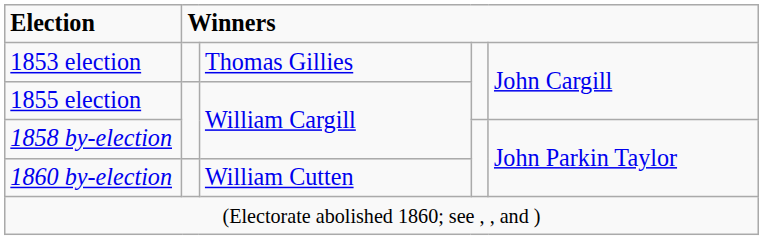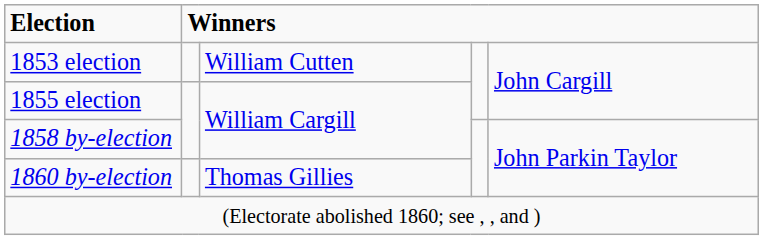(279, 61) Thomas Gillies -> (279, 61) William Cutten
(279, 176) William Cutten -> (279, 176) Thomas Gillies
